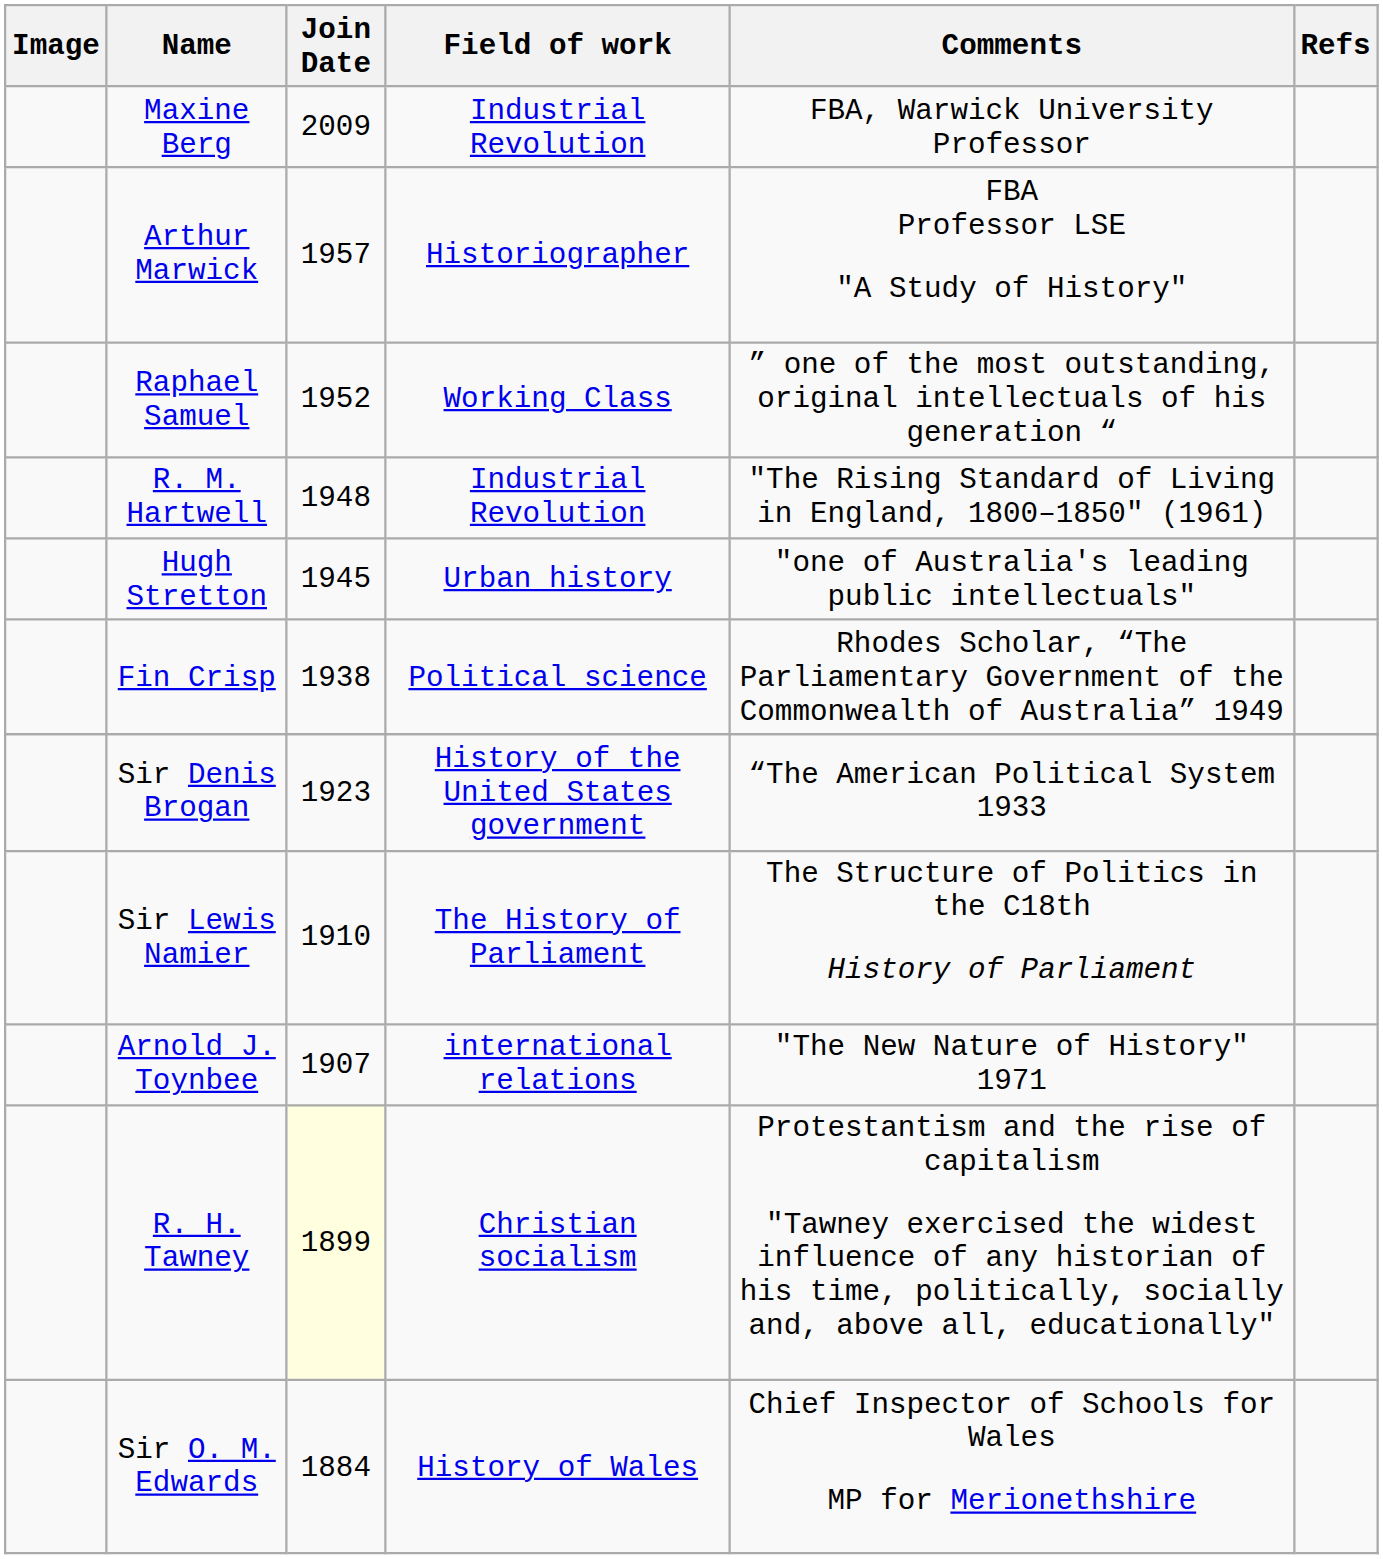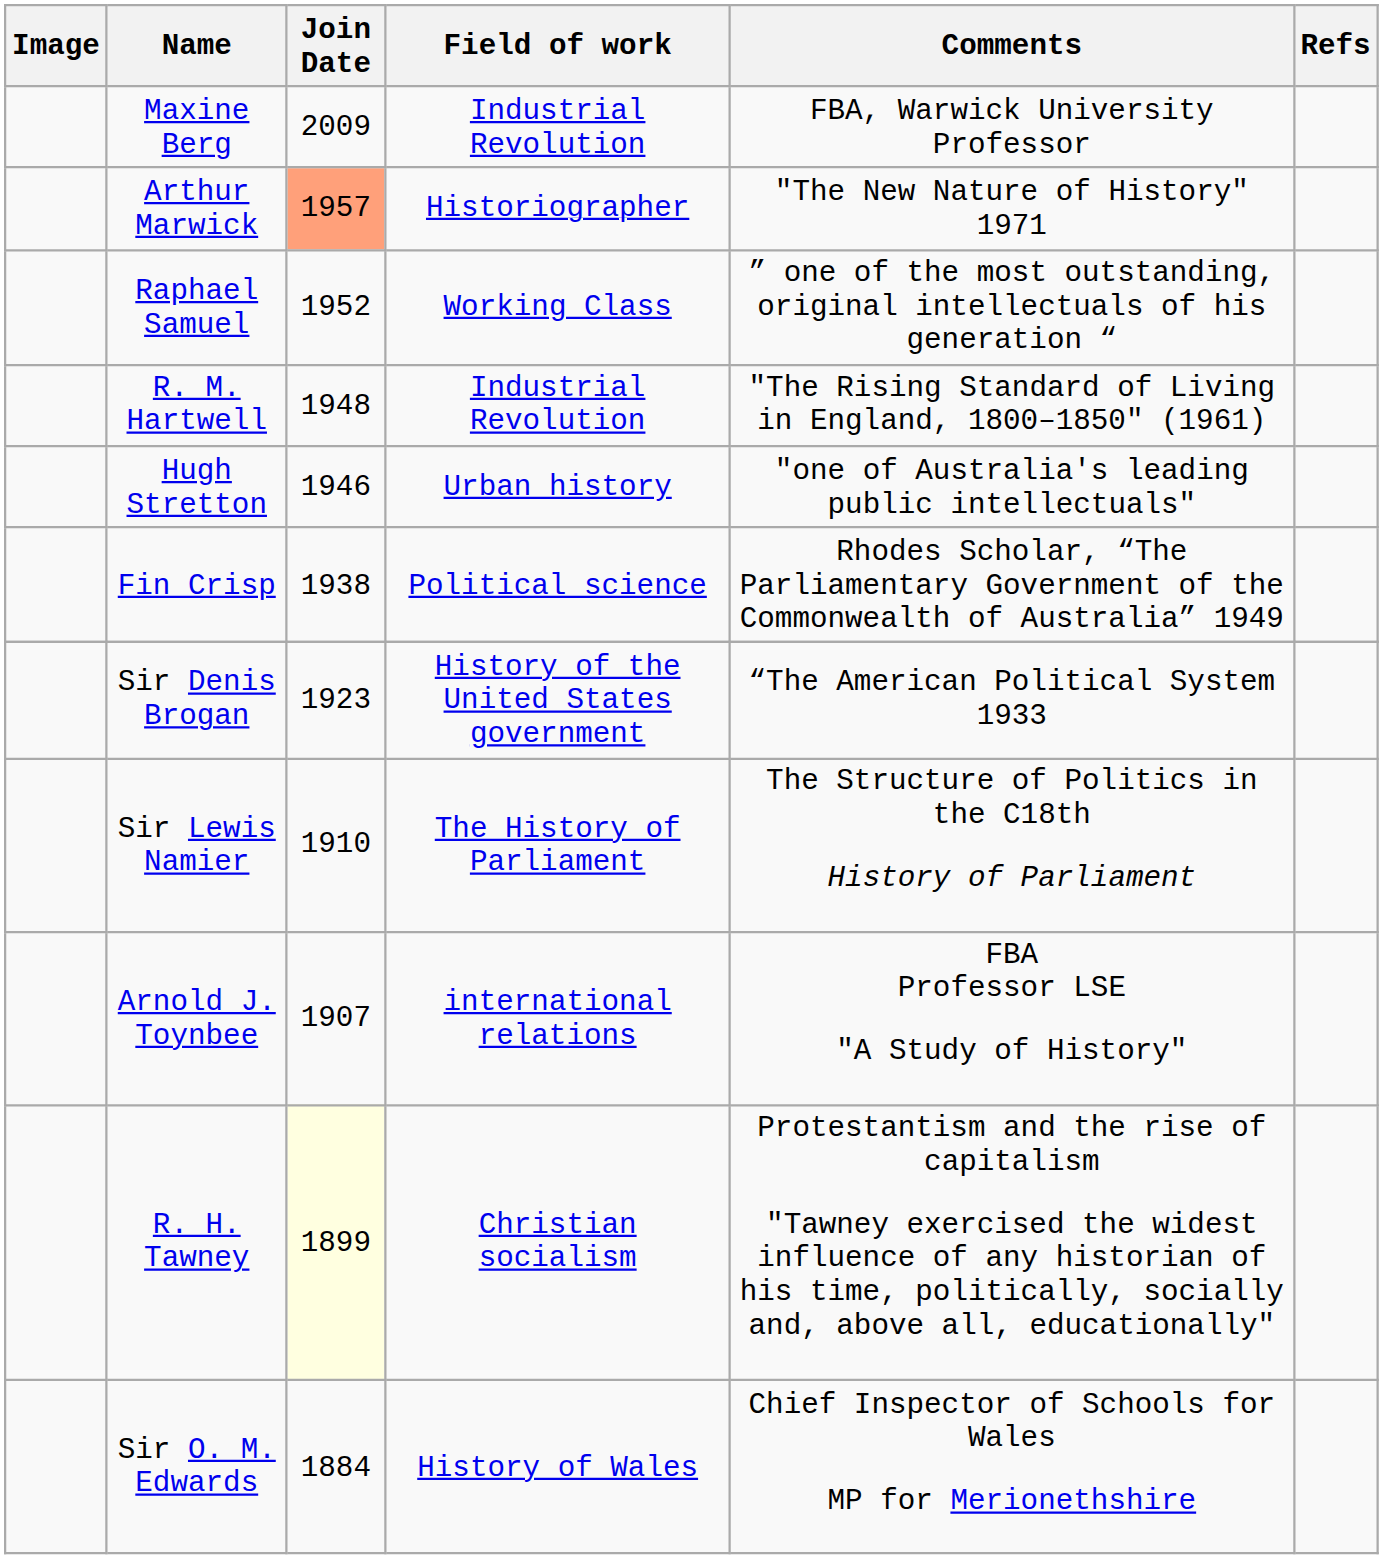(336, 255) no background -> (336, 209) lightsalmon background
(1012, 240) FBA Professor LSE "A Study of History" -> (1012, 209) "The New Nature of History" 1971
(336, 579) 1945 -> (336, 487) 1946
(1012, 1064) "The New Nature of History" 1971 -> (1012, 1004) FBA Professor LSE "A Study of History"
